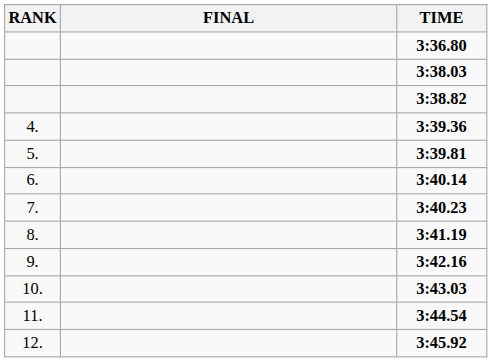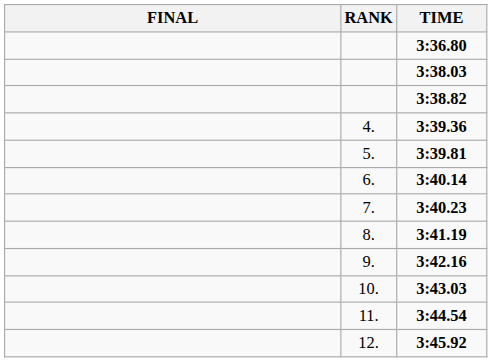columns swapped: (33, 18) <-> (229, 18)
